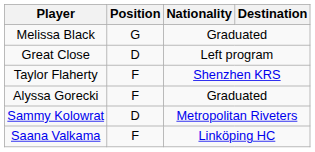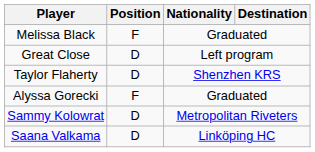(135, 34) G -> (135, 34) F
(135, 75) F -> (135, 75) D
(135, 136) F -> (135, 136) D
